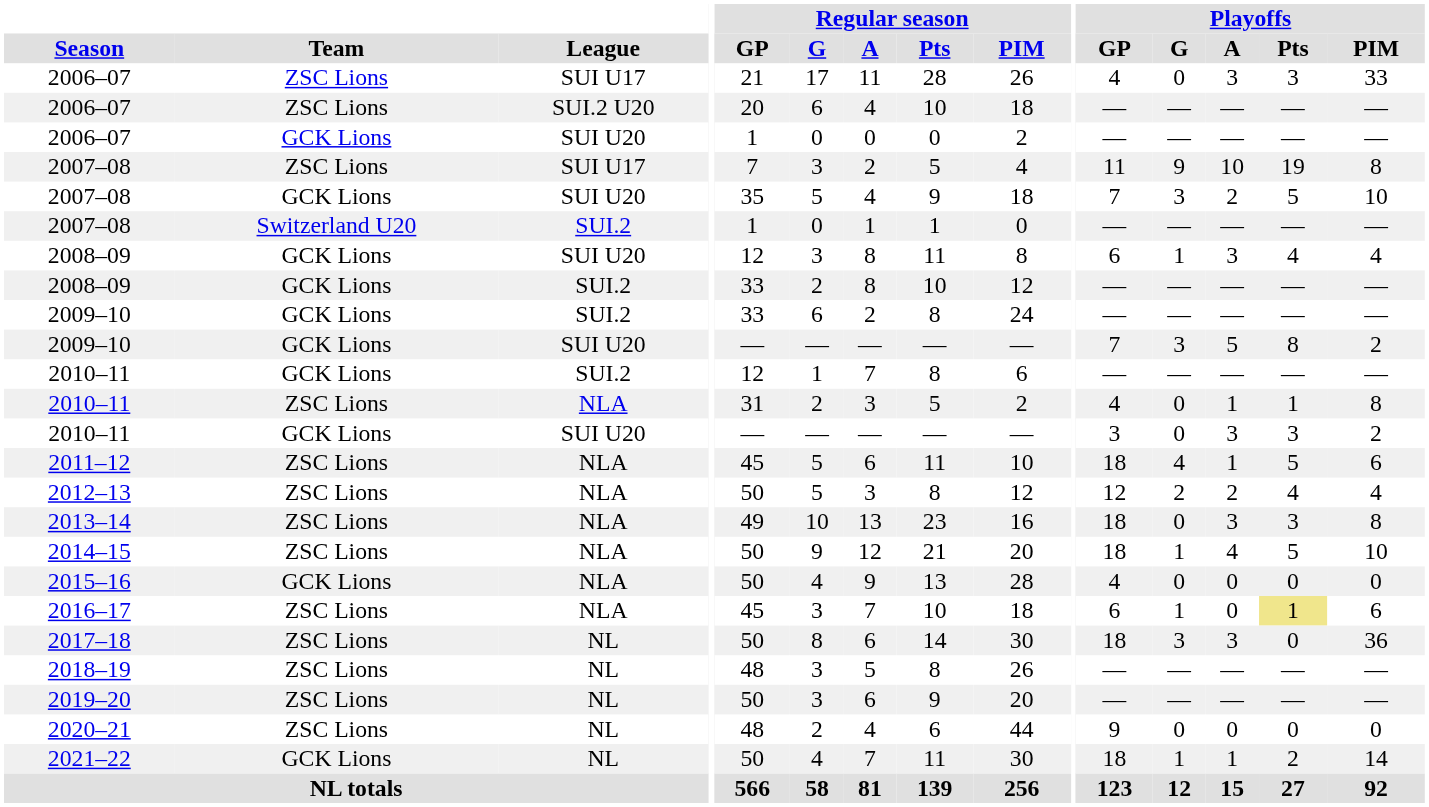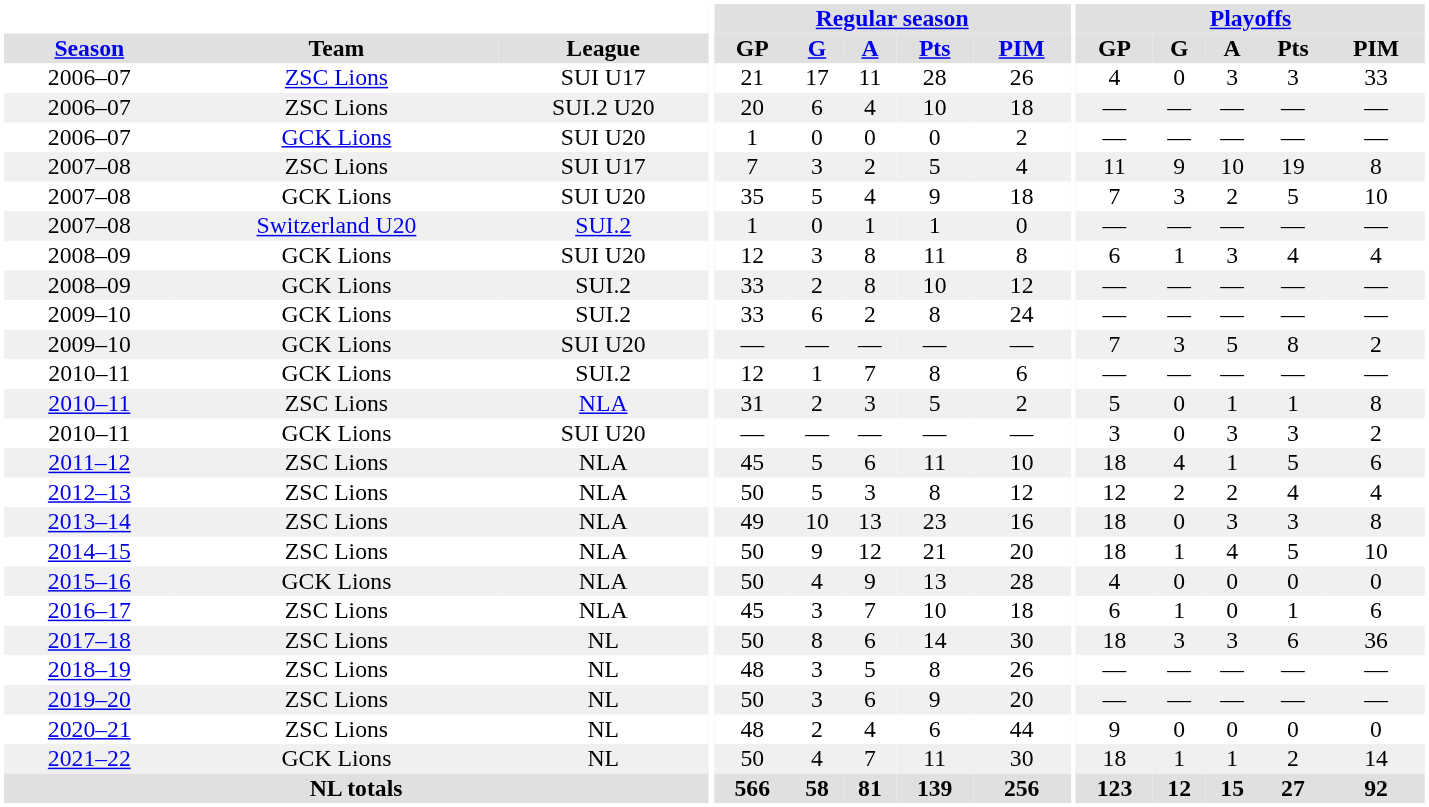(1114, 403) 4 -> (1114, 403) 5
(1293, 610) khaki background -> (1293, 610) no background
(1293, 640) 0 -> (1293, 640) 6
